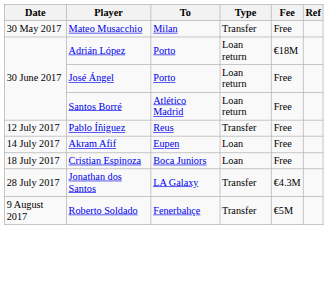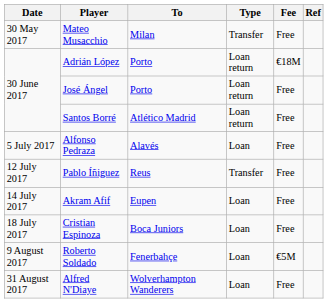+ row: (79, 145)
- row: (95, 182)
(239, 210) Transfer -> (239, 256) Loan
+ row: (80, 284)
